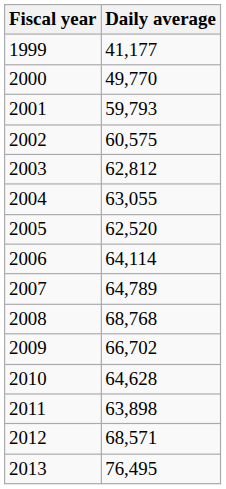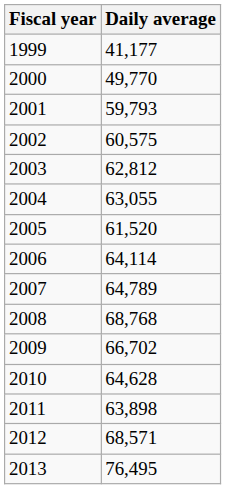(131, 229) 62,520 -> (131, 229) 61,520
